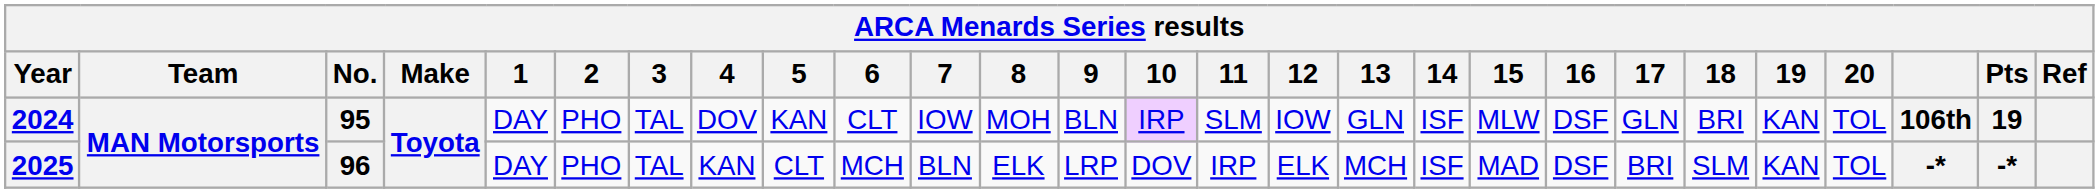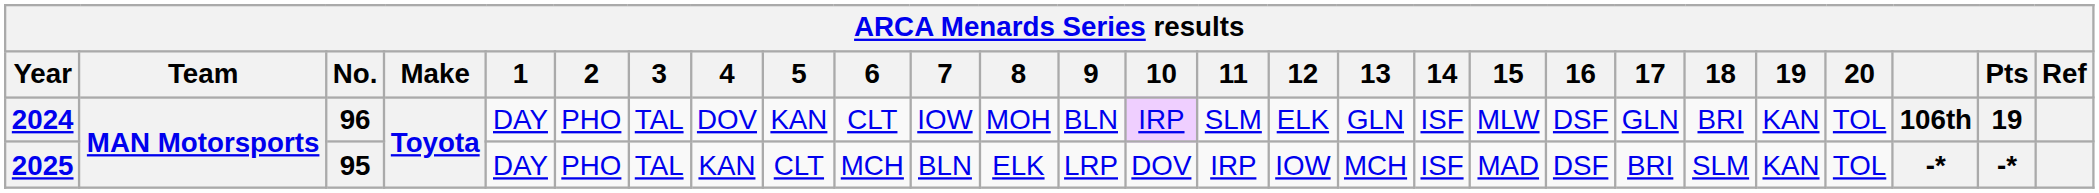(355, 119) 95 -> (355, 119) 96
(1303, 119) IOW -> (1303, 119) ELK
(355, 165) 96 -> (355, 165) 95
(1303, 165) ELK -> (1303, 165) IOW
